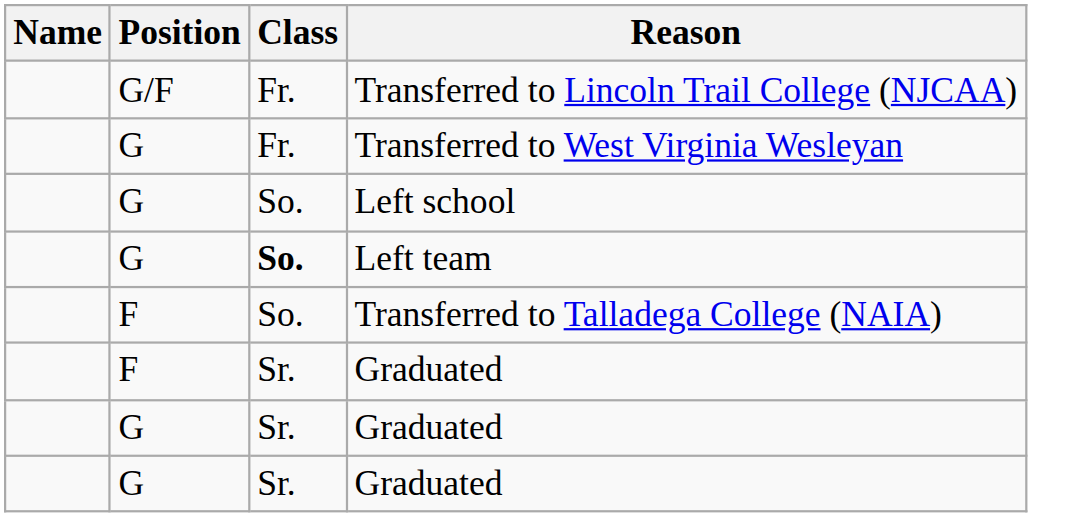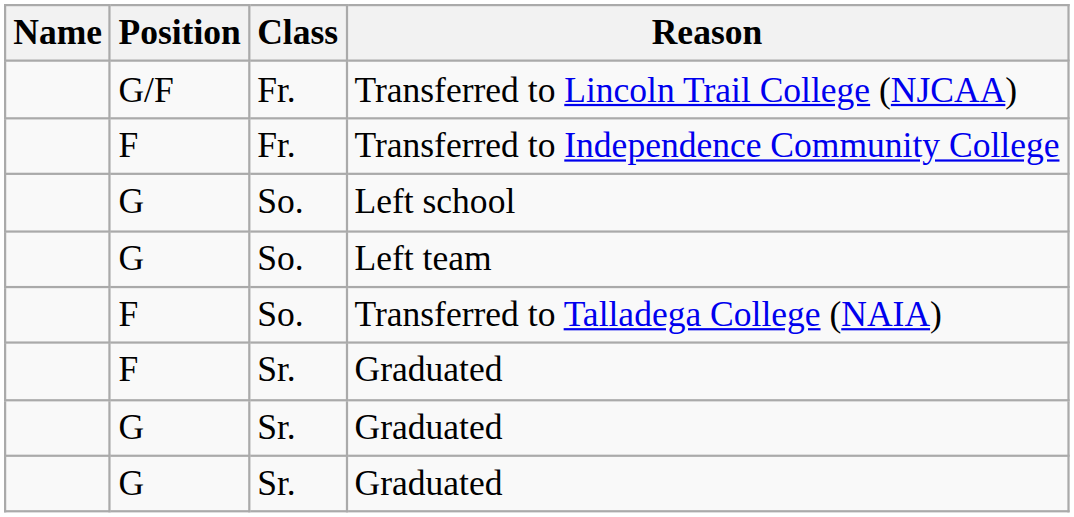+ row: (128, 145)
- row: (131, 145)
(280, 257) bold -> (280, 257) normal
